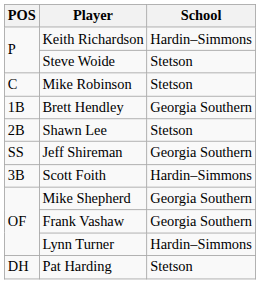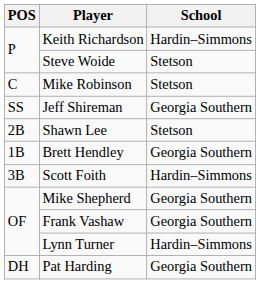rows swapped: (83, 107) <-> (82, 152)
(171, 267) Stetson -> (201, 267) Georgia Southern
